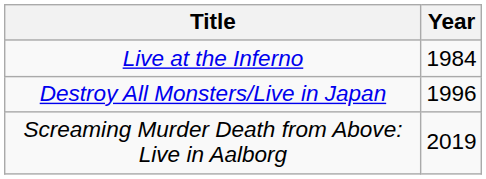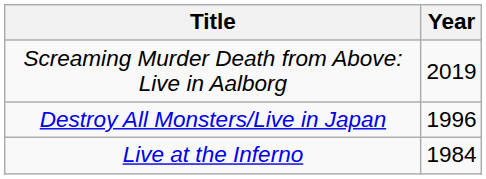rows swapped: (213, 58) <-> (213, 142)
